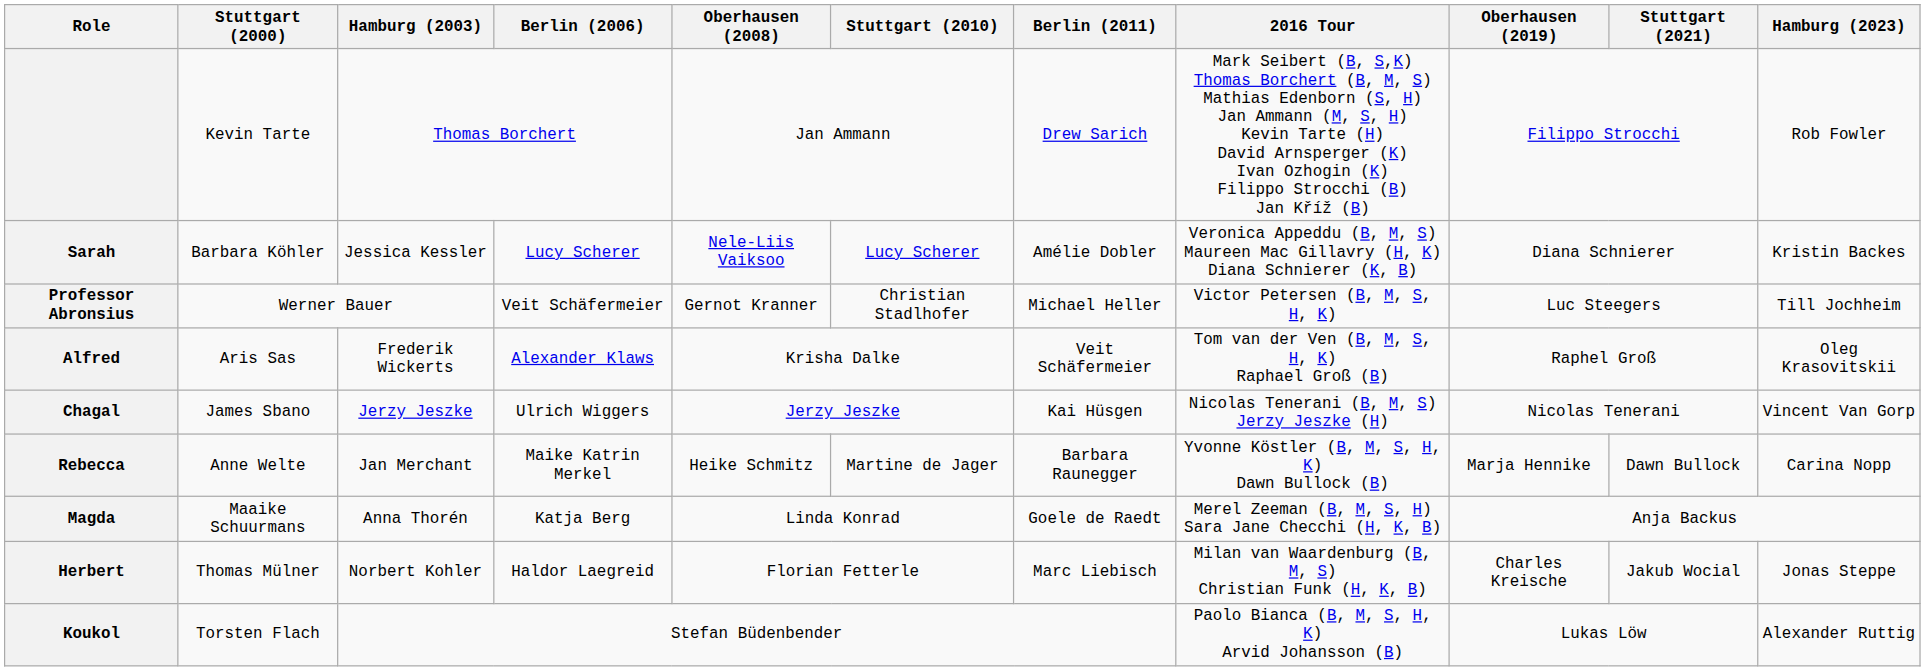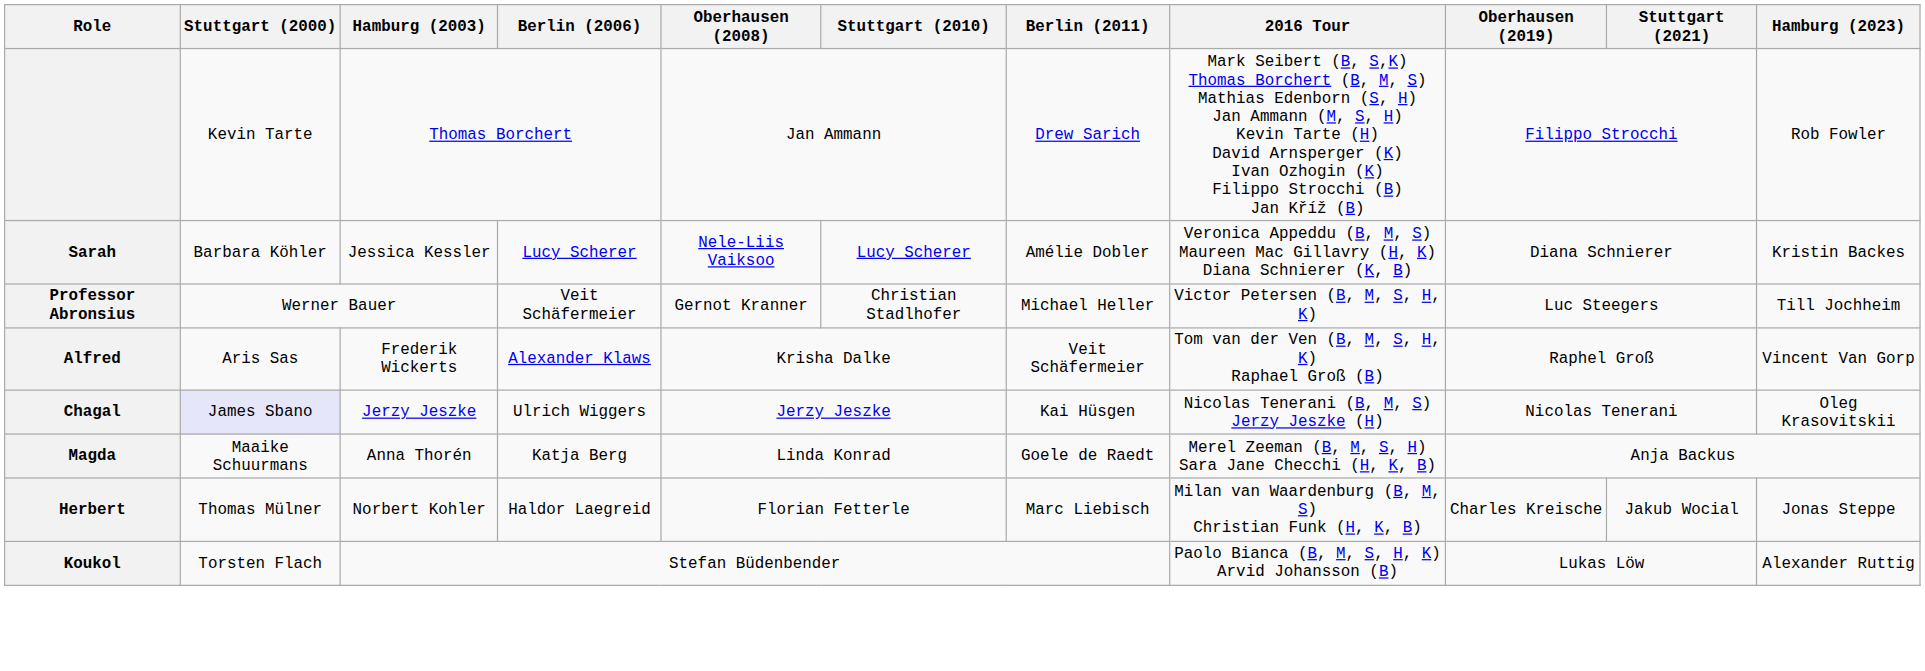(1839, 359) Oleg Krasovitskii -> (1839, 359) Vincent Van Gorp
(258, 412) no background -> (260, 412) lavender background
(1839, 412) Vincent Van Gorp -> (1839, 412) Oleg Krasovitskii
- row: (91, 465)
